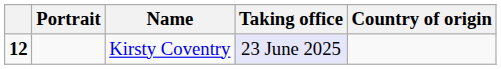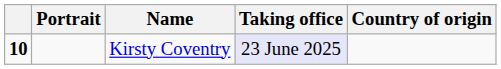(18, 49) 12 -> (18, 49) 10
